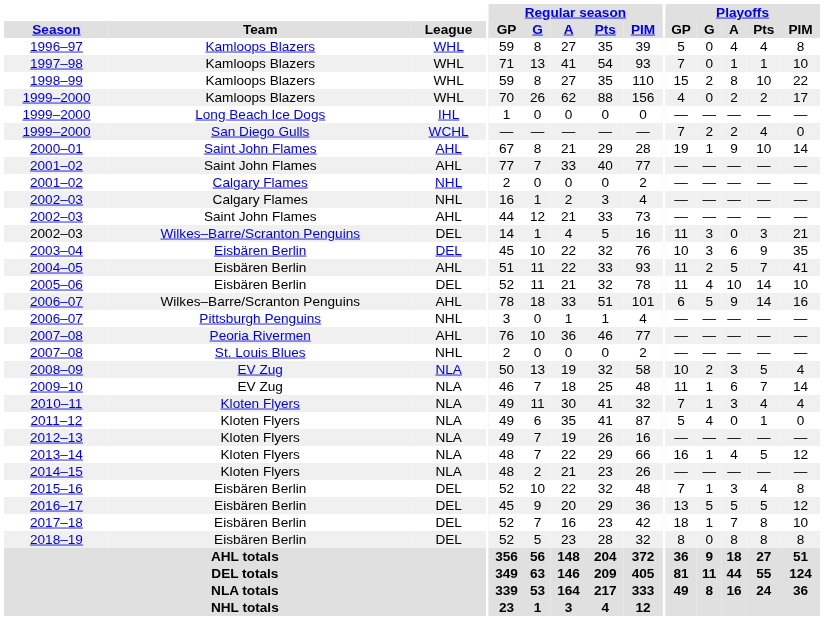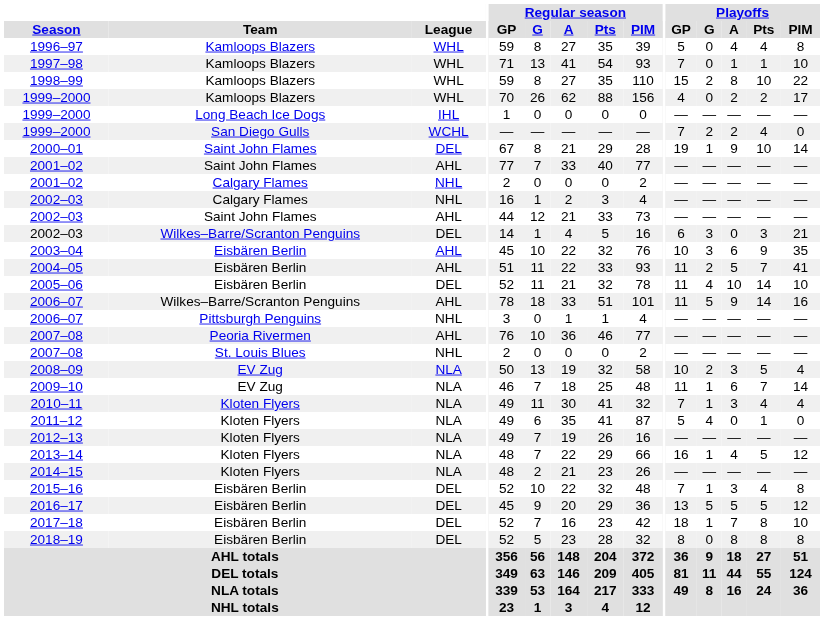(449, 148) AHL -> (449, 148) DEL
(681, 233) 11 -> (681, 233) 6
(449, 250) DEL -> (449, 250) AHL
(681, 301) 6 -> (681, 301) 11
